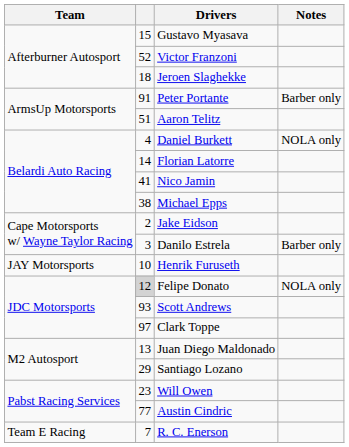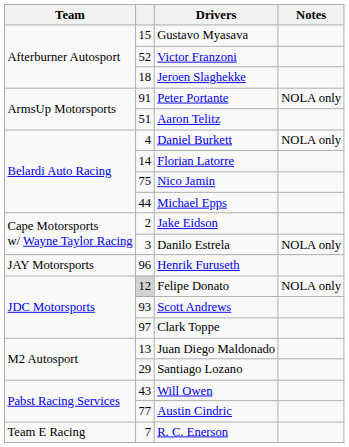(311, 97) Barber only -> (311, 97) NOLA only
(145, 181) 41 -> (145, 181) 75
(145, 202) 38 -> (145, 202) 44
(311, 244) Barber only -> (311, 244) NOLA only
(145, 264) 10 -> (145, 264) 96
(145, 390) 23 -> (145, 390) 43
